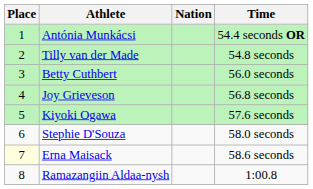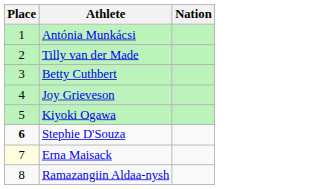- column: (261, 14)
(22, 134) normal -> (22, 134) bold
